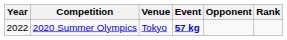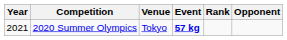columns swapped: (268, 12) <-> (229, 12)
(17, 27) 2022 -> (17, 27) 2021
